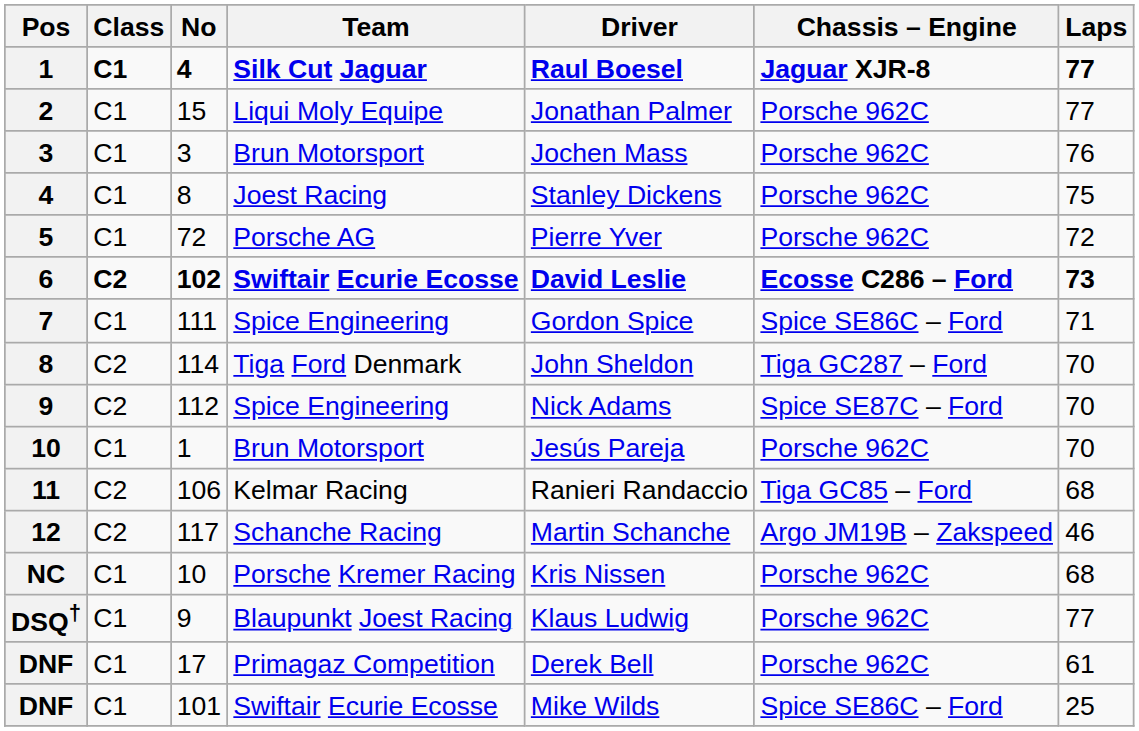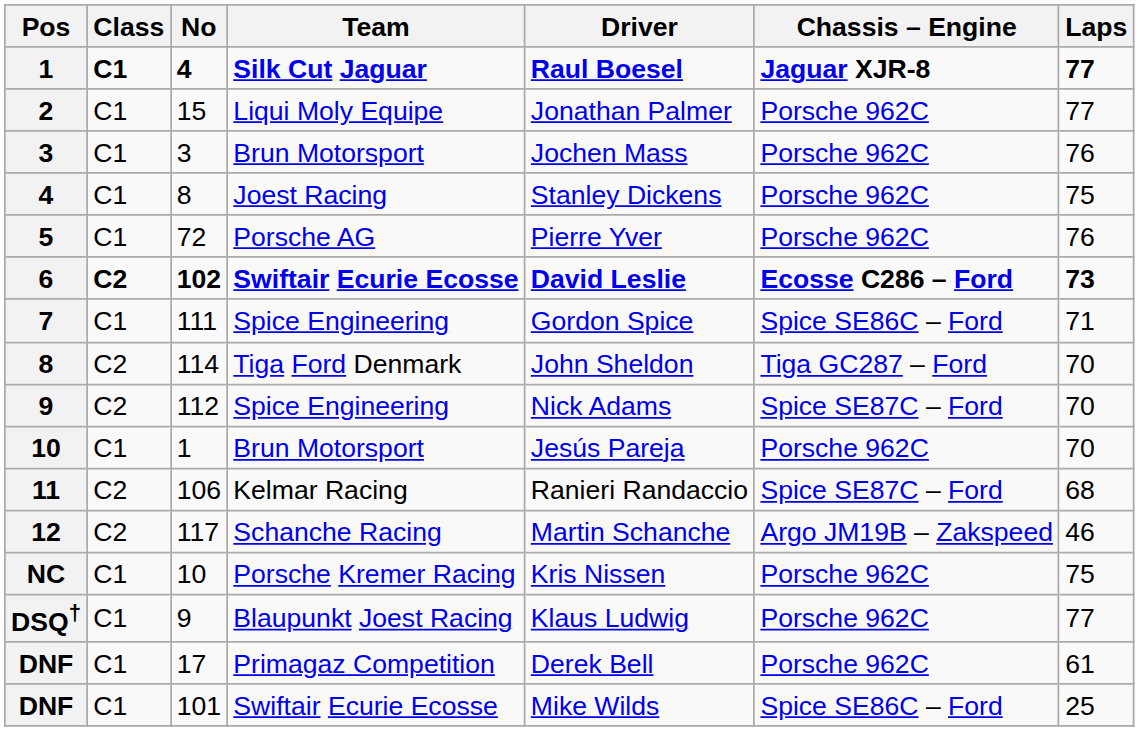(1080, 237) 72 -> (1080, 237) 76
(866, 489) Tiga GC85 – Ford -> (882, 489) Spice SE87C – Ford
(1080, 574) 68 -> (1080, 574) 75
